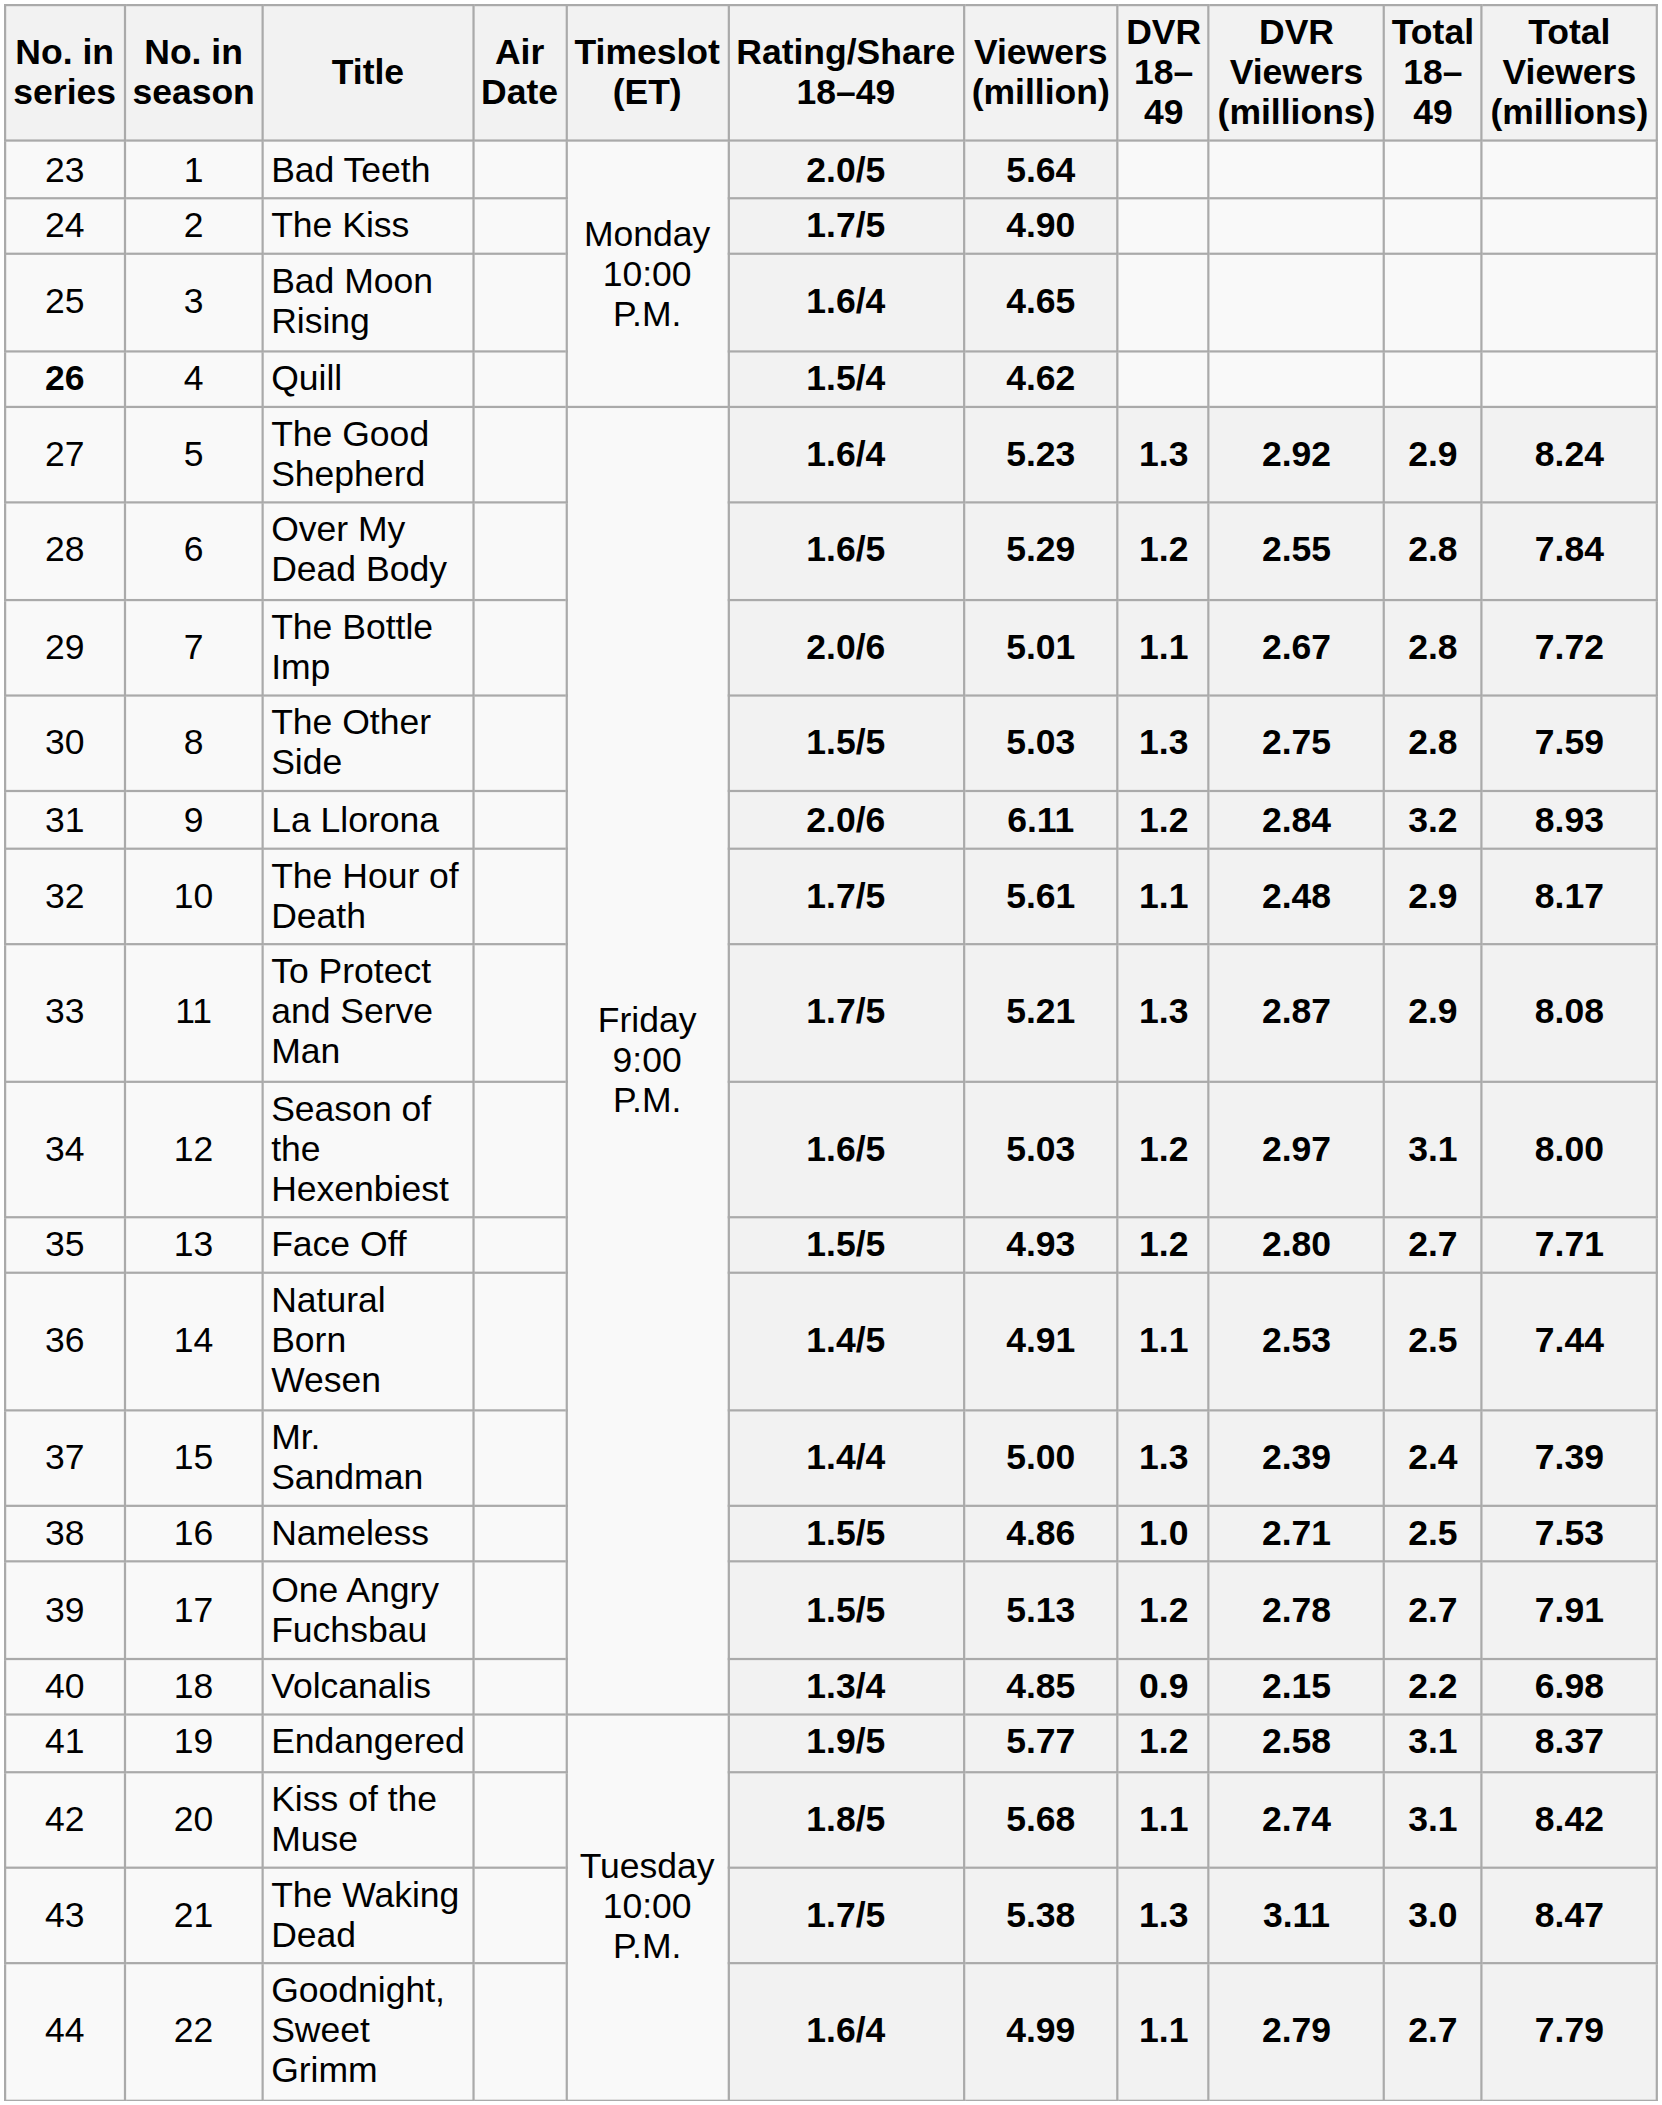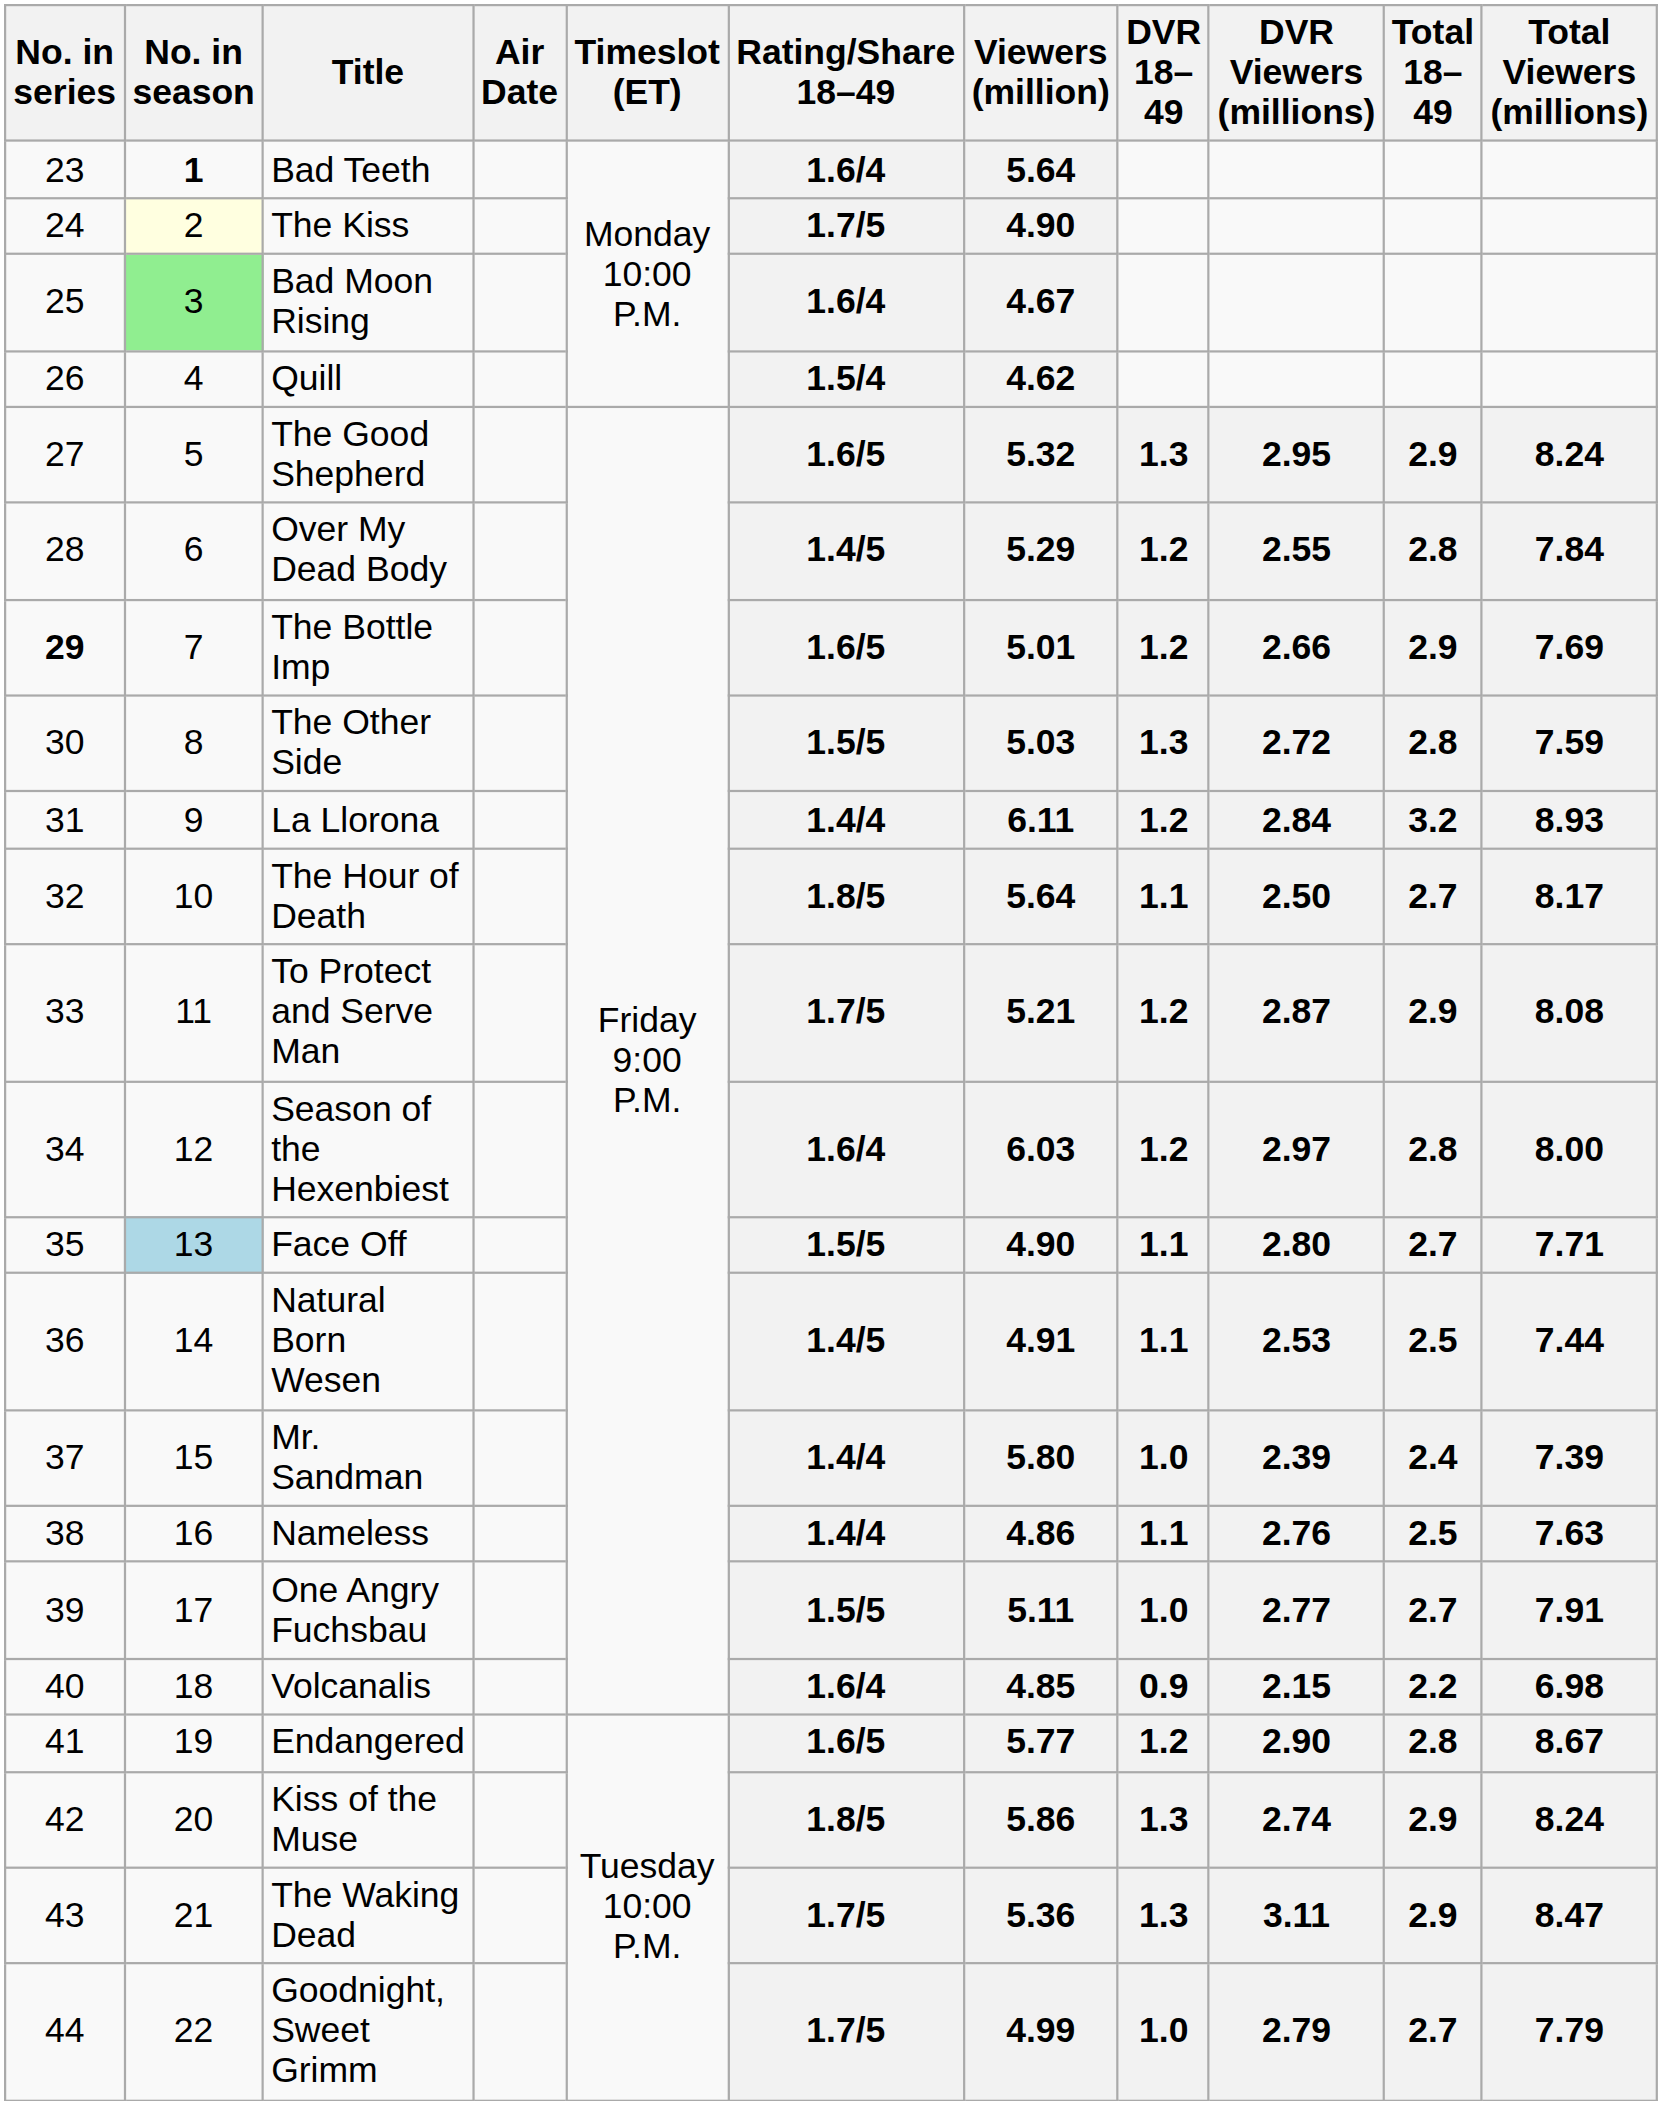(194, 168) normal -> (194, 168) bold
(846, 168) 2.0/5 -> (846, 168) 1.6/4
(194, 225) no background -> (194, 225) lightyellow background
(194, 301) no background -> (194, 301) lightgreen background
(1041, 301) 4.65 -> (1041, 301) 4.67
(65, 377) bold -> (65, 377) normal
(846, 454) 1.6/4 -> (846, 454) 1.6/5
(1041, 454) 5.23 -> (1041, 454) 5.32
(1297, 454) 2.92 -> (1297, 454) 2.95
(846, 550) 1.6/5 -> (846, 550) 1.4/5
(65, 646) normal -> (65, 646) bold
(846, 646) 2.0/6 -> (846, 646) 1.6/5
(1164, 646) 1.1 -> (1164, 646) 1.2
(1297, 646) 2.67 -> (1297, 646) 2.66
(1433, 646) 2.8 -> (1433, 646) 2.9
(1569, 646) 7.72 -> (1569, 646) 7.69
(1297, 743) 2.75 -> (1297, 743) 2.72
(846, 819) 2.0/6 -> (846, 819) 1.4/4
(846, 895) 1.7/5 -> (846, 895) 1.8/5
(1041, 895) 5.61 -> (1041, 895) 5.64
(1297, 895) 2.48 -> (1297, 895) 2.50
(1433, 895) 2.9 -> (1433, 895) 2.7
(1164, 1011) 1.3 -> (1164, 1011) 1.2
(846, 1148) 1.6/5 -> (846, 1148) 1.6/4
(1041, 1148) 5.03 -> (1041, 1148) 6.03
(1433, 1148) 3.1 -> (1433, 1148) 2.8
(194, 1244) no background -> (194, 1244) lightblue background
(1041, 1244) 4.93 -> (1041, 1244) 4.90
(1164, 1244) 1.2 -> (1164, 1244) 1.1
(1041, 1457) 5.00 -> (1041, 1457) 5.80
(1164, 1457) 1.3 -> (1164, 1457) 1.0
(846, 1533) 1.5/5 -> (846, 1533) 1.4/4
(1164, 1533) 1.0 -> (1164, 1533) 1.1
(1297, 1533) 2.71 -> (1297, 1533) 2.76
(1569, 1533) 7.53 -> (1569, 1533) 7.63
(1041, 1609) 5.13 -> (1041, 1609) 5.11
(1164, 1609) 1.2 -> (1164, 1609) 1.0
(1297, 1609) 2.78 -> (1297, 1609) 2.77
(846, 1686) 1.3/4 -> (846, 1686) 1.6/4
(846, 1742) 1.9/5 -> (846, 1742) 1.6/5
(1297, 1742) 2.58 -> (1297, 1742) 2.90
(1433, 1742) 3.1 -> (1433, 1742) 2.8
(1569, 1742) 8.37 -> (1569, 1742) 8.67
(1041, 1818) 5.68 -> (1041, 1818) 5.86
(1164, 1818) 1.1 -> (1164, 1818) 1.3
(1433, 1818) 3.1 -> (1433, 1818) 2.9
(1569, 1818) 8.42 -> (1569, 1818) 8.24
(1041, 1914) 5.38 -> (1041, 1914) 5.36
(1433, 1914) 3.0 -> (1433, 1914) 2.9
(846, 2031) 1.6/4 -> (846, 2031) 1.7/5
(1164, 2031) 1.1 -> (1164, 2031) 1.0
